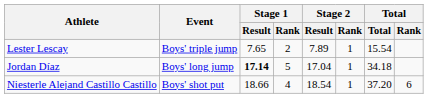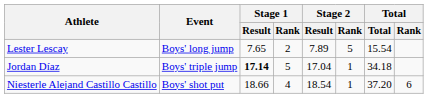(200, 49) Boys' triple jump -> (198, 49) Boys' long jump
(350, 49) 1 -> (350, 49) 5
(198, 67) Boys' long jump -> (200, 67) Boys' triple jump
